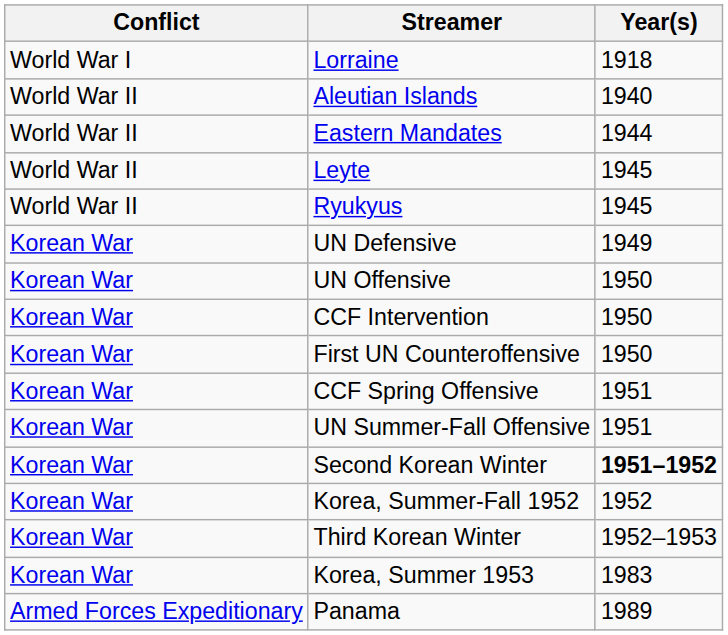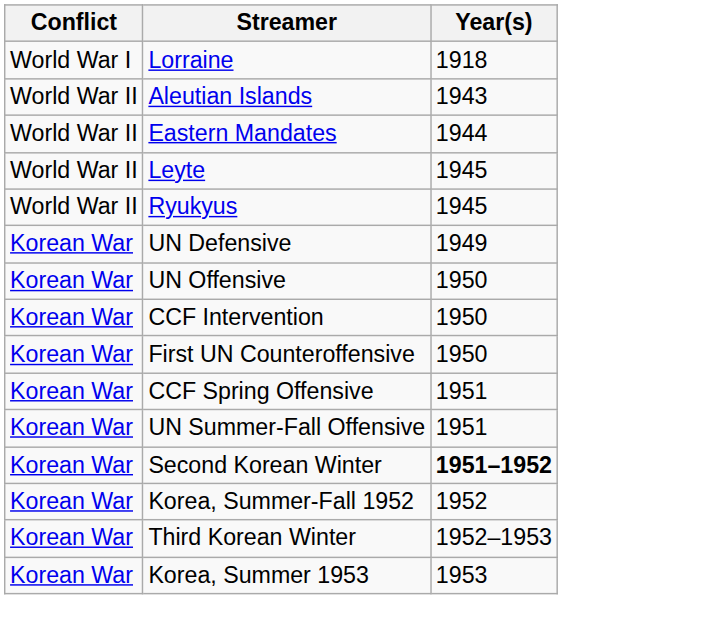(627, 96) 1940 -> (462, 96) 1943
(627, 575) 1983 -> (462, 575) 1953
- row: (357, 611)
